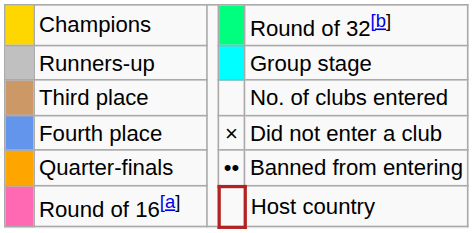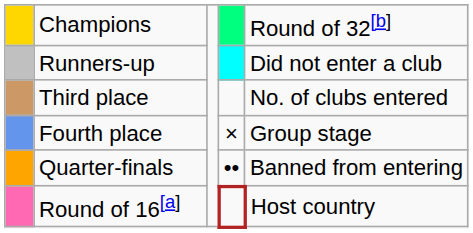(311, 63) Group stage -> (346, 63) Did not enter a club
(346, 132) Did not enter a club -> (311, 132) Group stage
